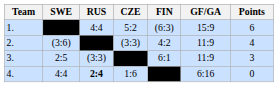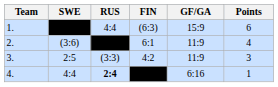- column: (131, 12)
(164, 43) 4:2 -> (148, 43) 6:1
(164, 58) 6:1 -> (148, 58) 4:2
(252, 74) 0 -> (249, 74) 1
